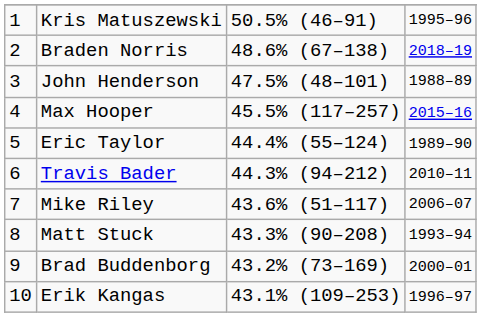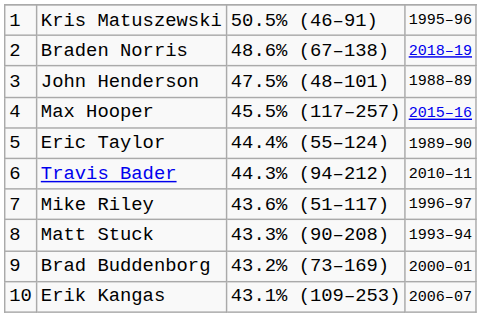(440, 204) 2006–07 -> (440, 204) 1996–97
(440, 297) 1996–97 -> (440, 297) 2006–07
